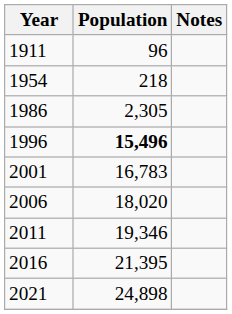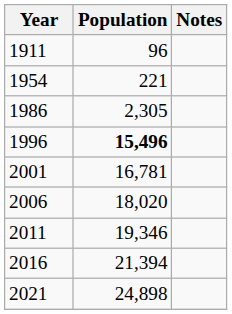(153, 80) 218 -> (153, 80) 221
(141, 171) 16,783 -> (141, 171) 16,781
(141, 263) 21,395 -> (141, 263) 21,394
